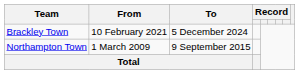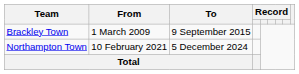(129, 31) 10 February 2021 -> (121, 31) 1 March 2009
(210, 31) 5 December 2024 -> (211, 31) 9 September 2015
(121, 46) 1 March 2009 -> (129, 46) 10 February 2021
(211, 46) 9 September 2015 -> (210, 46) 5 December 2024
